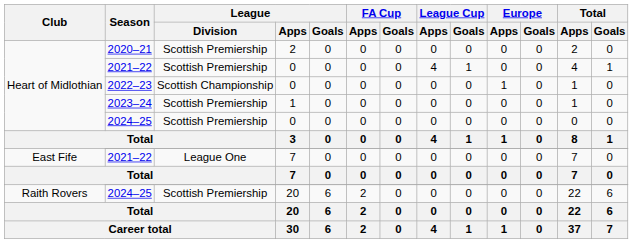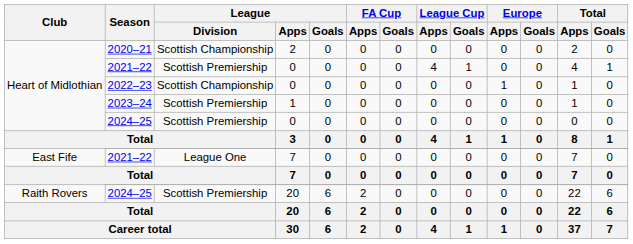(215, 49) Scottish Premiership -> (215, 49) Scottish Championship
